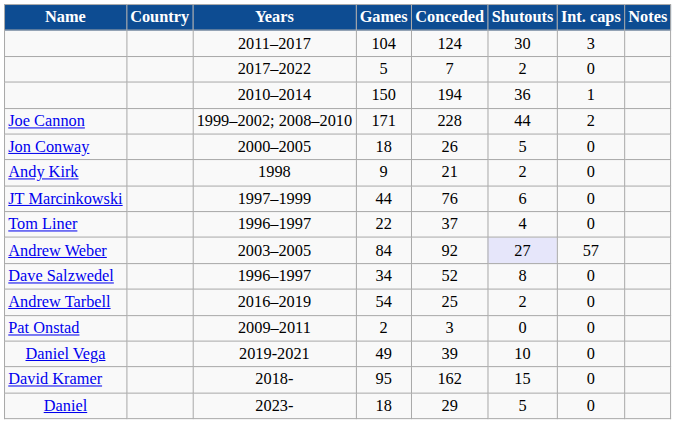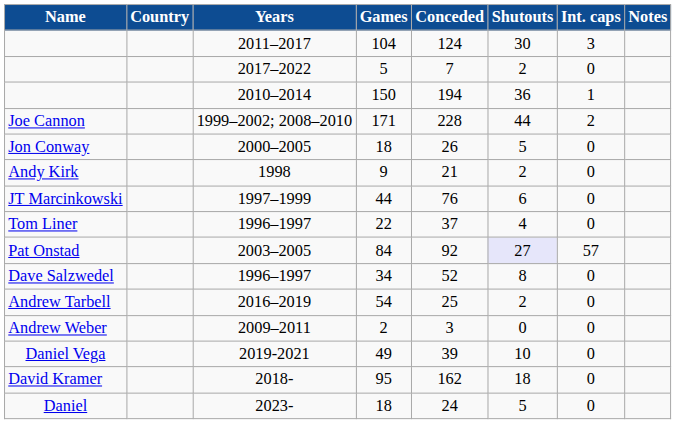(58, 250) Andrew Weber -> (44, 250) Pat Onstad
(44, 328) Pat Onstad -> (58, 328) Andrew Weber
(523, 379) 15 -> (523, 379) 18
(450, 405) 29 -> (450, 405) 24
